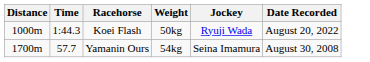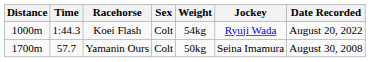+ column: (164, 13)
(171, 30) 50kg -> (195, 30) 54kg
(171, 48) 54kg -> (195, 48) 50kg
